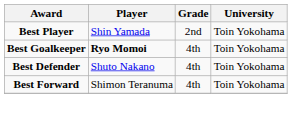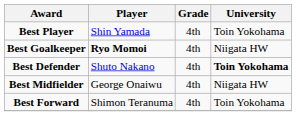(193, 31) 2nd -> (193, 31) 4th
(249, 48) Toin Yokohama -> (241, 48) Niigata HW
(249, 66) normal -> (251, 66) bold
+ row: (46, 84)
